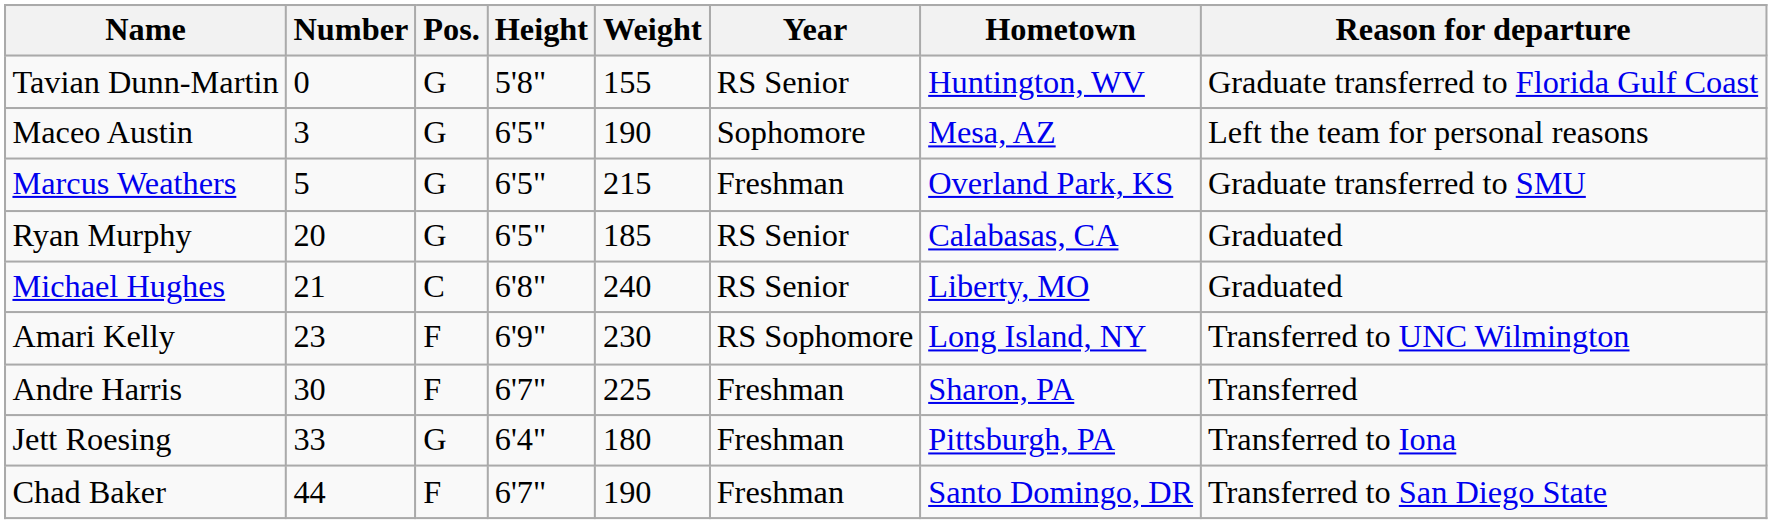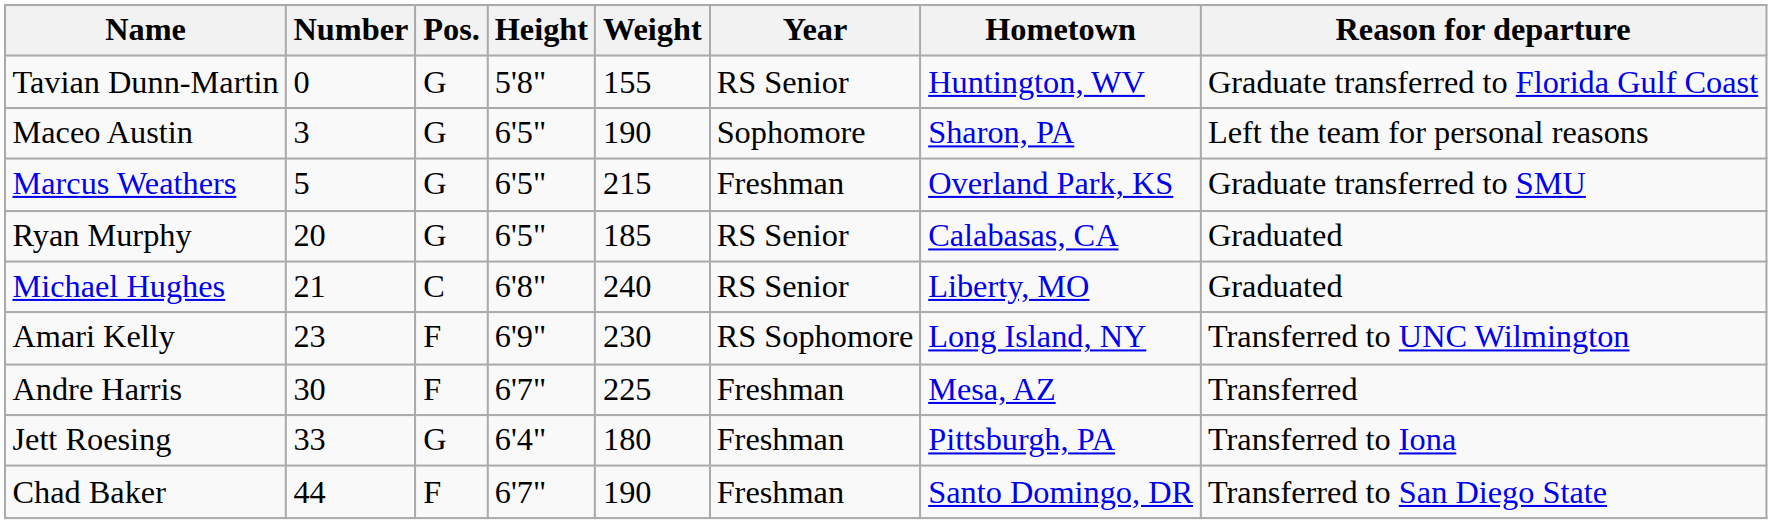(992, 132) Mesa, AZ -> (1001, 132) Sharon, PA
(1001, 388) Sharon, PA -> (992, 388) Mesa, AZ
